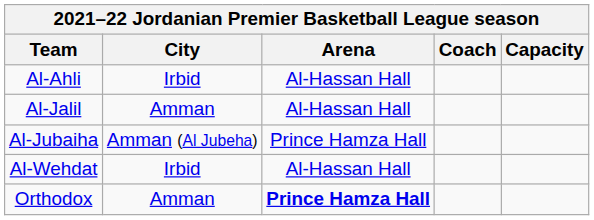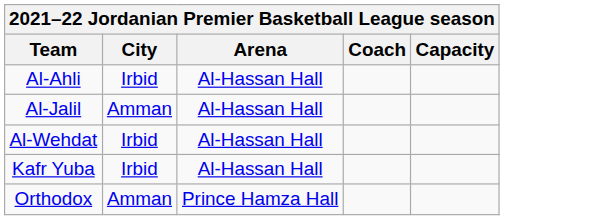- row: (54, 139)
+ row: (53, 169)
(348, 199) bold -> (260, 199) normal
